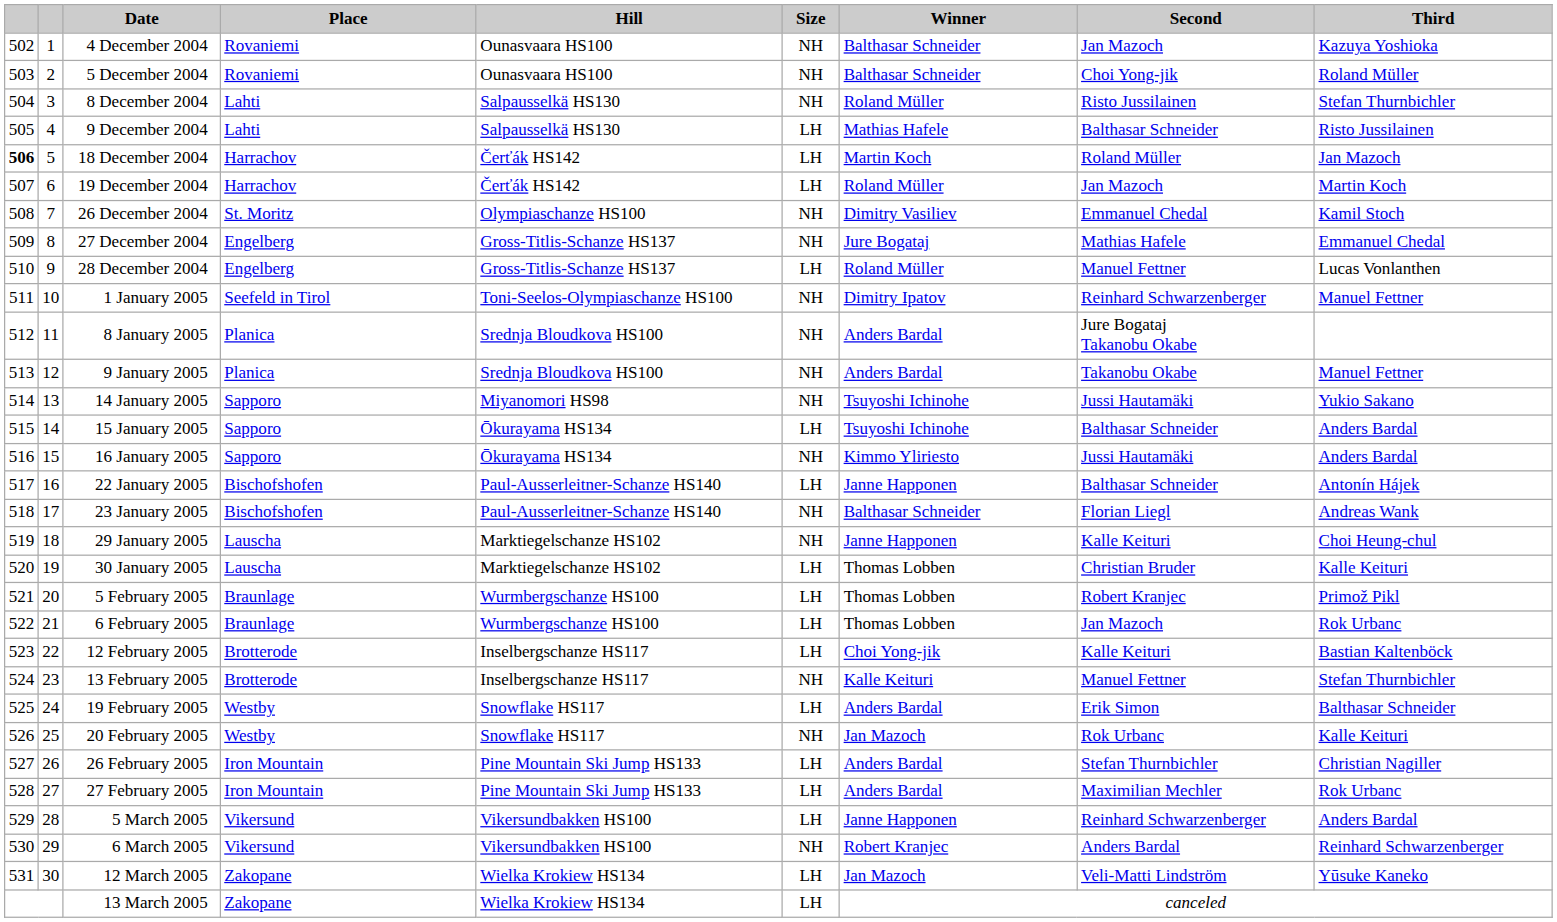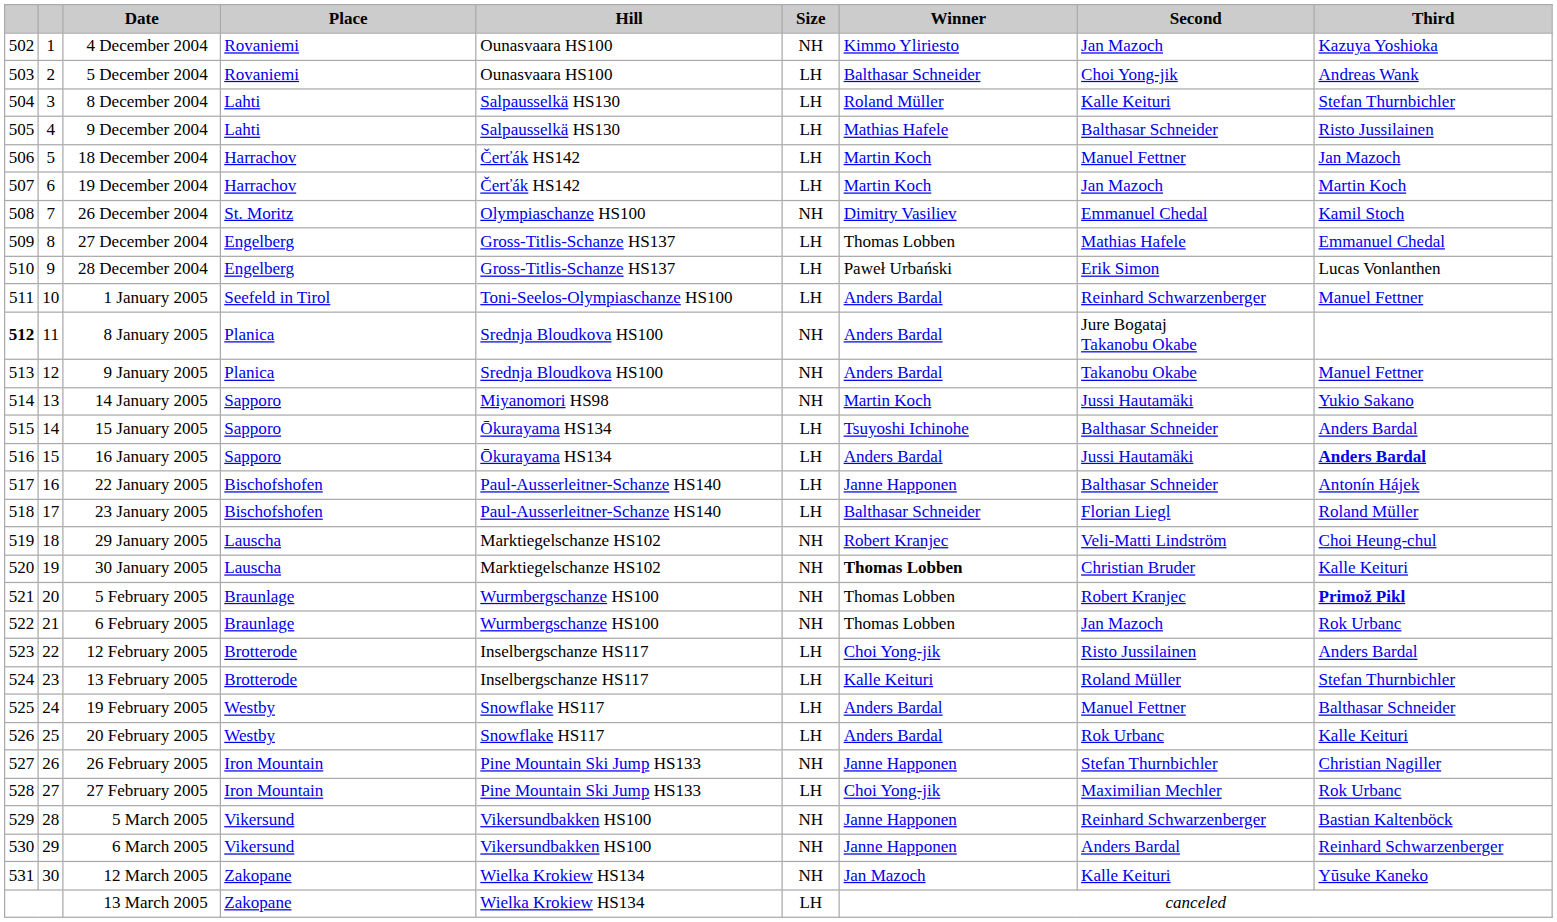(912, 46) Balthasar Schneider -> (901, 46) Kimmo Yliriesto
(811, 74) NH -> (811, 74) LH
(1369, 74) Roland Müller -> (1369, 74) Andreas Wank
(811, 101) NH -> (811, 101) LH
(1139, 101) Risto Jussilainen -> (1126, 101) Kalle Keituri
(21, 157) bold -> (21, 157) normal
(1131, 157) Roland Müller -> (1133, 157) Manuel Fettner
(894, 185) Roland Müller -> (887, 185) Martin Koch
(811, 241) NH -> (811, 241) LH
(886, 241) Jure Bogataj -> (899, 241) Thomas Lobben
(894, 269) Roland Müller -> (898, 269) Paweł Urbański
(1133, 269) Manuel Fettner -> (1120, 269) Erik Simon
(811, 297) NH -> (811, 297) LH
(895, 297) Dimitry Ipatov -> (893, 297) Anders Bardal
(21, 335) normal -> (21, 335) bold
(906, 400) Tsuyoshi Ichinohe -> (887, 400) Martin Koch
(811, 456) NH -> (811, 456) LH
(901, 456) Kimmo Yliriesto -> (893, 456) Anders Bardal
(1368, 456) normal -> (1372, 456) bold
(811, 512) NH -> (811, 512) LH
(1369, 512) Andreas Wank -> (1369, 512) Roland Müller
(900, 540) Janne Happonen -> (896, 540) Robert Kranjec
(1126, 540) Kalle Keituri -> (1154, 540) Veli-Matti Lindström
(811, 568) LH -> (811, 568) NH
(899, 568) normal -> (903, 568) bold
(811, 596) LH -> (811, 596) NH
(1359, 596) normal -> (1362, 596) bold
(811, 623) LH -> (811, 623) NH
(1126, 651) Kalle Keituri -> (1139, 651) Risto Jussilainen
(1386, 651) Bastian Kaltenböck -> (1368, 651) Anders Bardal
(811, 679) NH -> (811, 679) LH
(1133, 679) Manuel Fettner -> (1131, 679) Roland Müller
(1120, 707) Erik Simon -> (1133, 707) Manuel Fettner
(811, 735) NH -> (811, 735) LH
(885, 735) Jan Mazoch -> (893, 735) Anders Bardal
(811, 763) LH -> (811, 763) NH
(893, 763) Anders Bardal -> (900, 763) Janne Happonen
(893, 791) Anders Bardal -> (892, 791) Choi Yong-jik
(811, 819) LH -> (811, 819) NH
(1368, 819) Anders Bardal -> (1386, 819) Bastian Kaltenböck
(896, 847) Robert Kranjec -> (900, 847) Janne Happonen
(811, 875) LH -> (811, 875) NH
(1154, 875) Veli-Matti Lindström -> (1126, 875) Kalle Keituri
